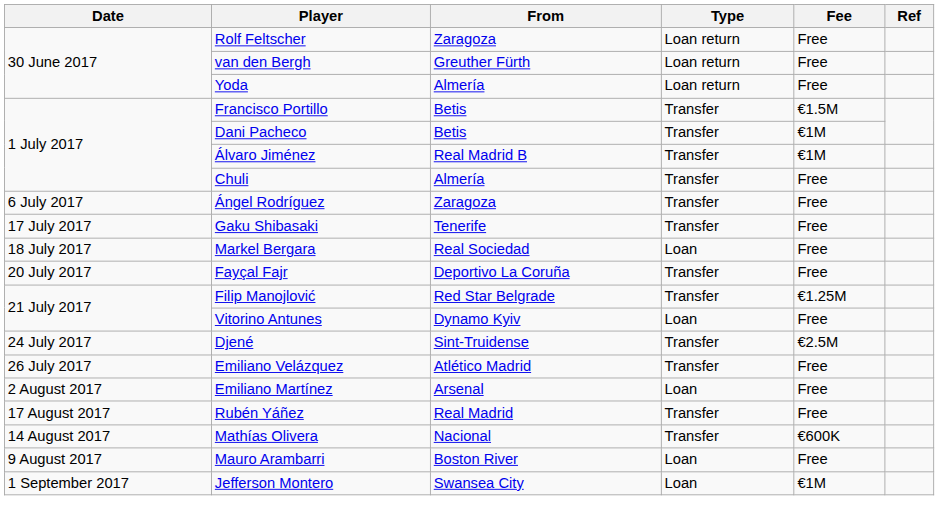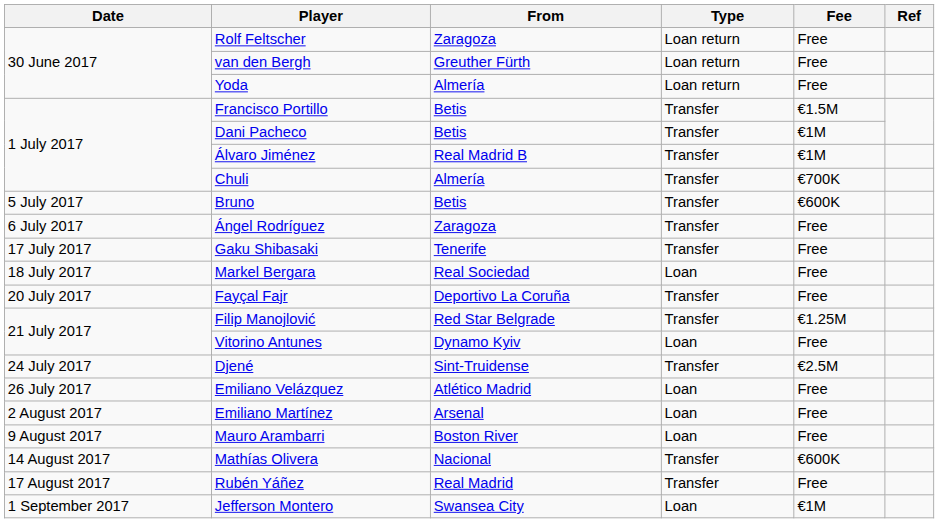(813, 179) Free -> (819, 179) €700K
+ row: (234, 202)
(692, 366) Transfer -> (681, 389) Loan
rows swapped: (270, 459) <-> (259, 413)
